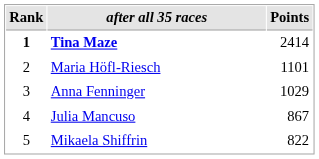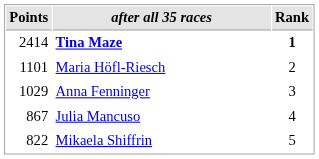columns swapped: (26, 17) <-> (290, 17)
